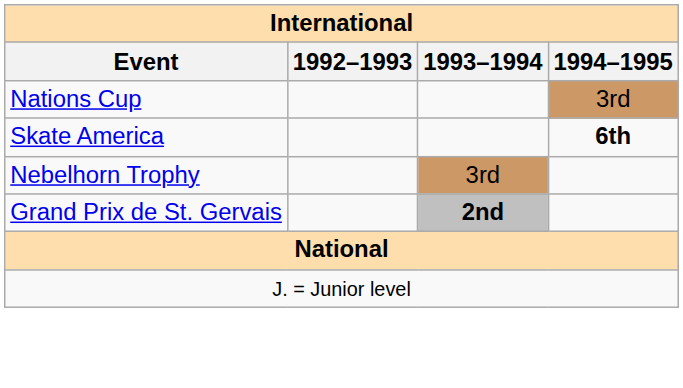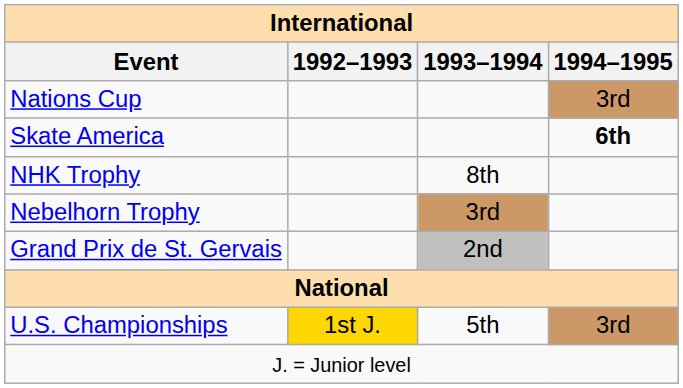+ row: (75, 174)
(483, 212) bold -> (483, 250) normal
+ row: (119, 325)
